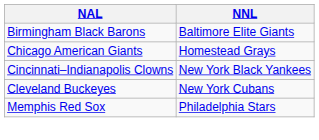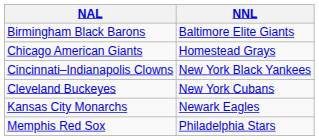+ row: (67, 107)
